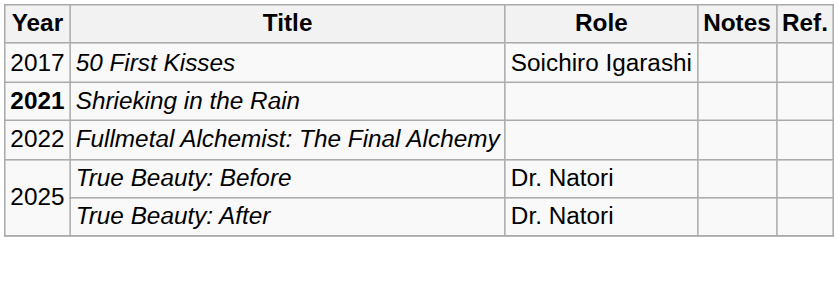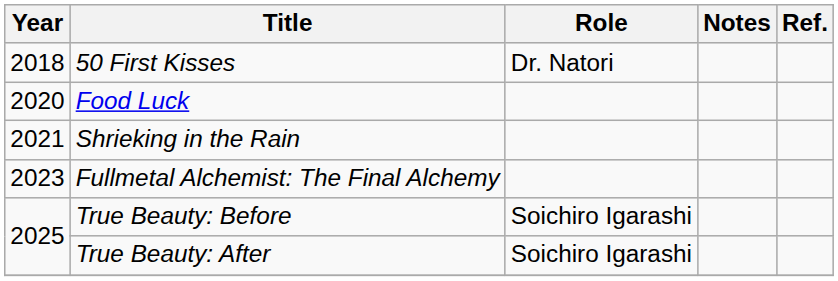(37, 62) 2017 -> (37, 62) 2018
(601, 62) Soichiro Igarashi -> (562, 62) Dr. Natori
+ row: (132, 100)
(37, 100) bold -> (37, 139) normal
(37, 139) 2022 -> (37, 178) 2023
(562, 178) Dr. Natori -> (601, 216) Soichiro Igarashi
(562, 216) Dr. Natori -> (601, 255) Soichiro Igarashi
